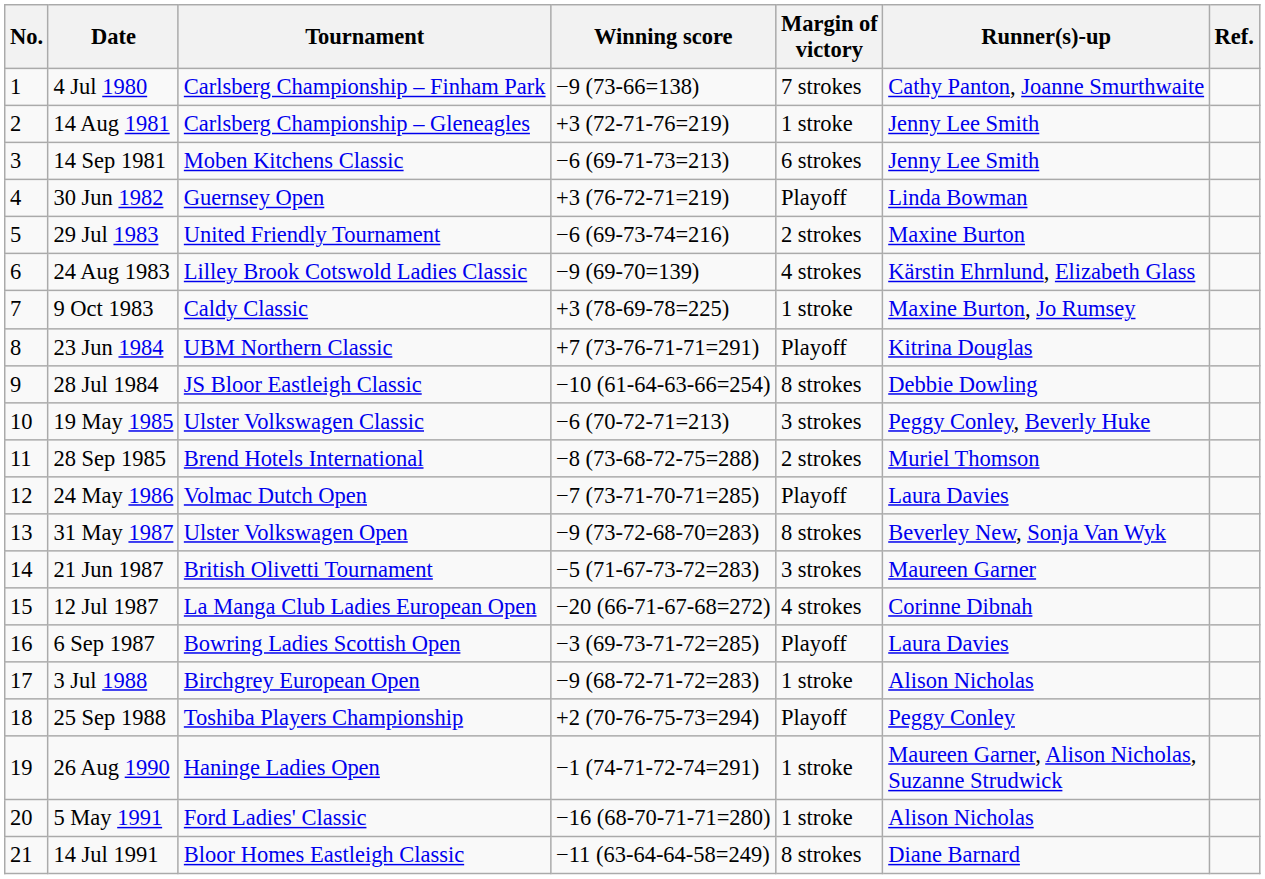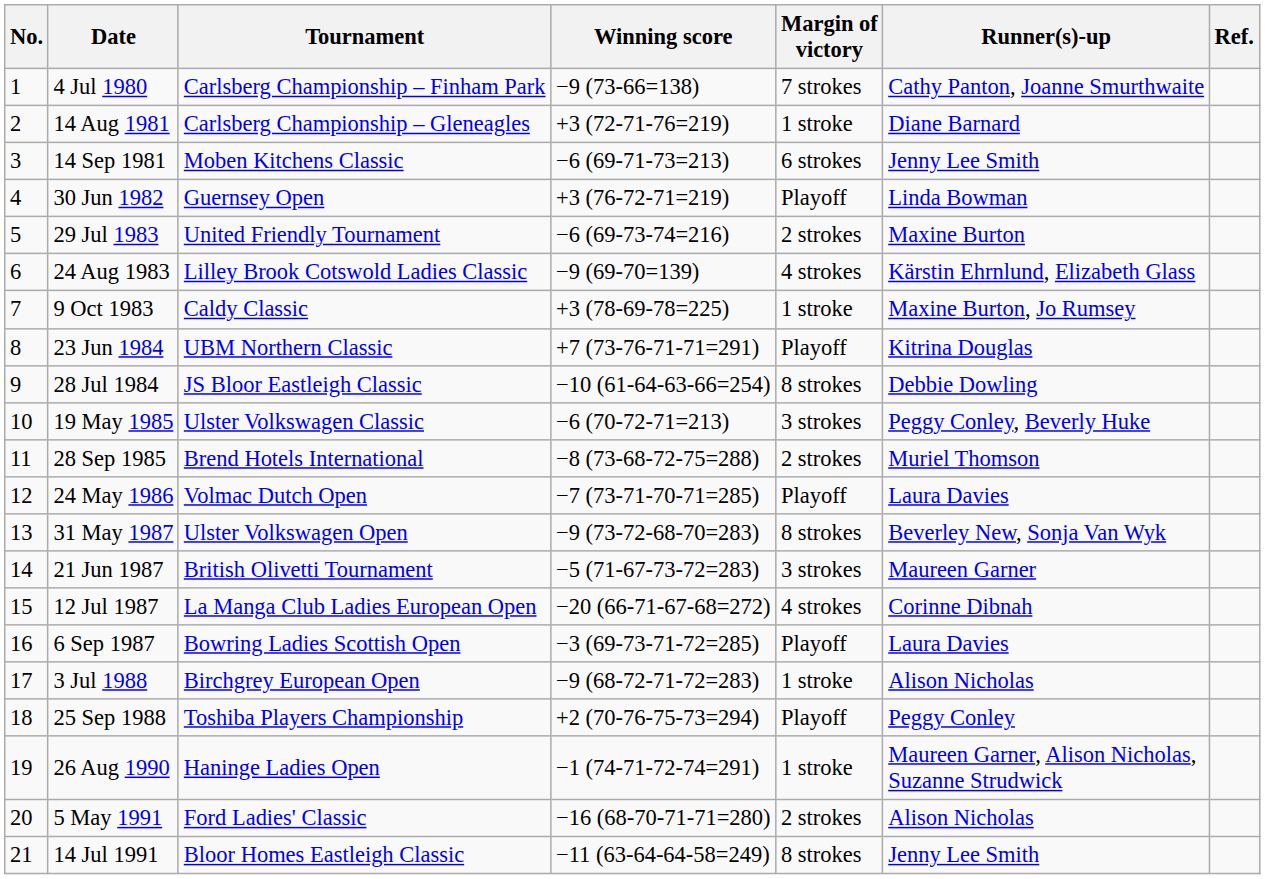(964, 124) Jenny Lee Smith -> (954, 124) Diane Barnard
(817, 818) 1 stroke -> (821, 818) 2 strokes
(954, 855) Diane Barnard -> (964, 855) Jenny Lee Smith
